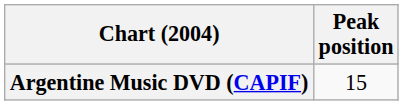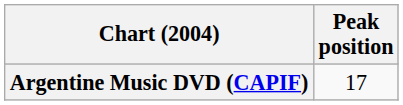(356, 81) 15 -> (356, 81) 17
